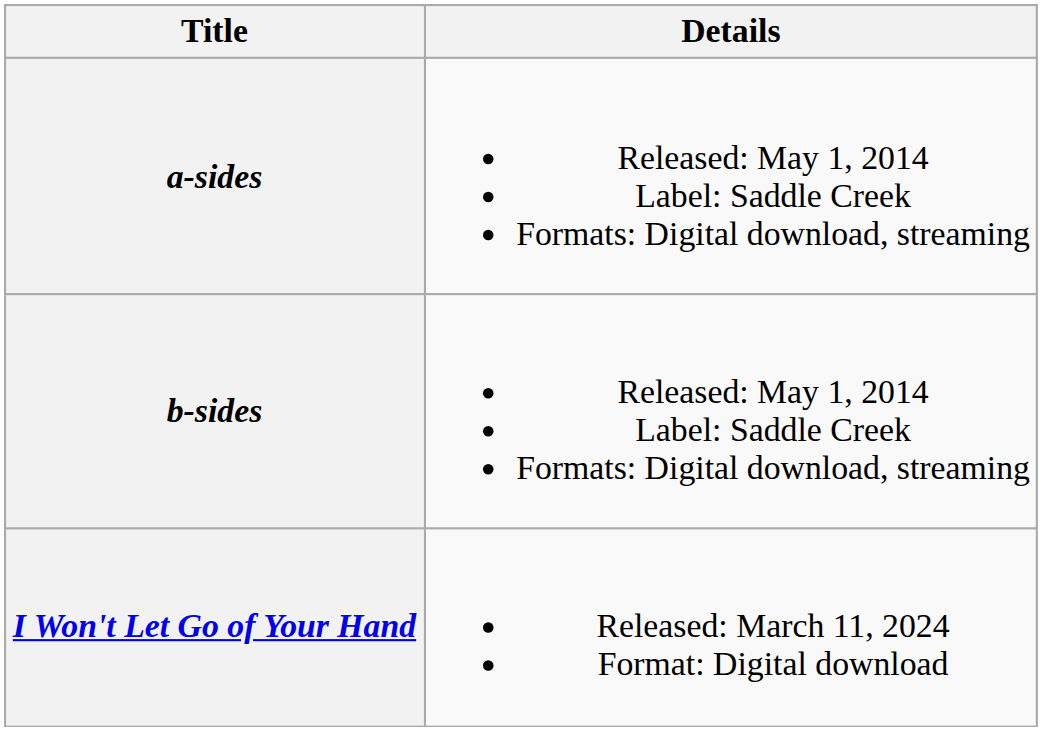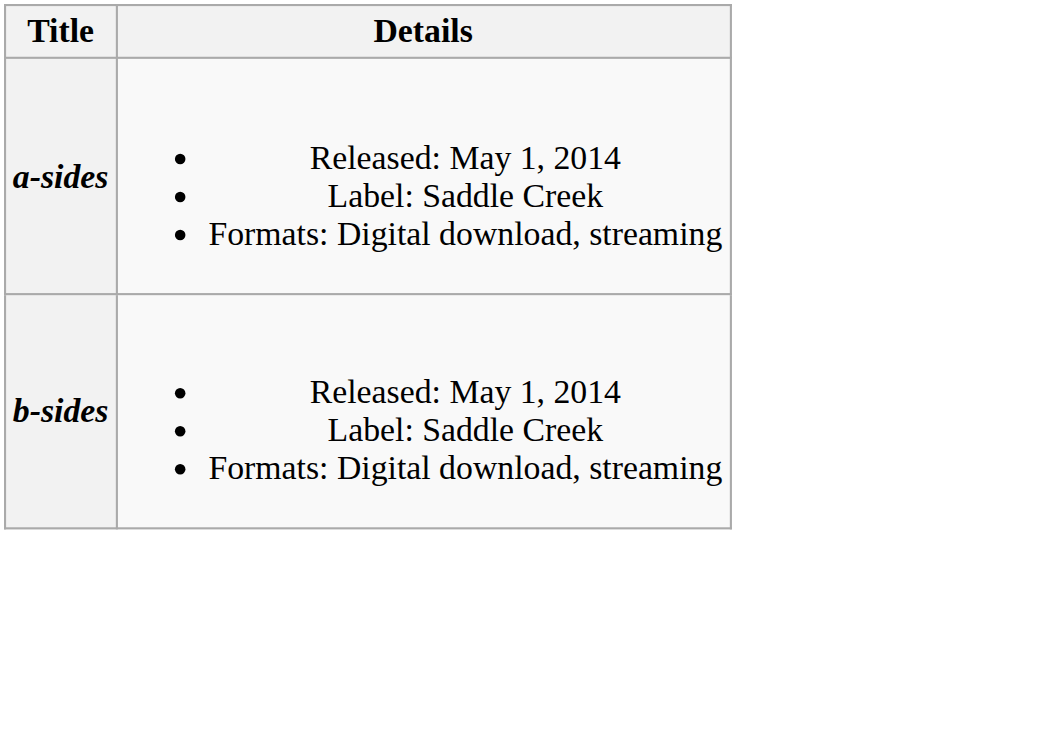- row: (215, 626)
